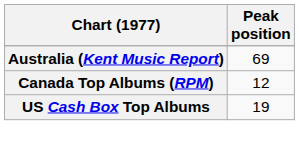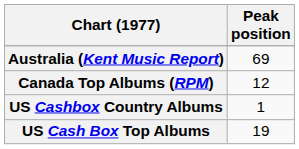+ row: (116, 107)
